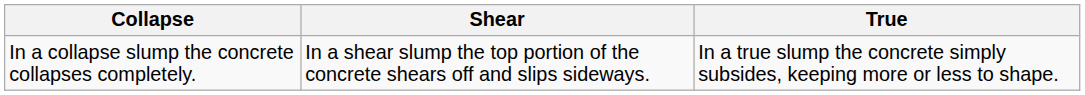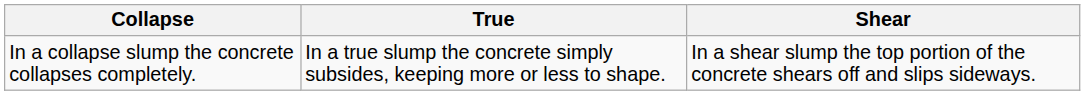columns swapped: (497, 20) <-> (887, 20)
